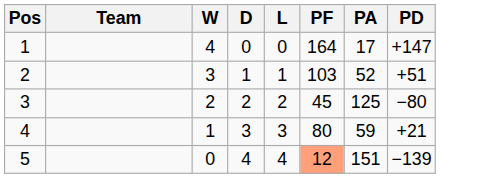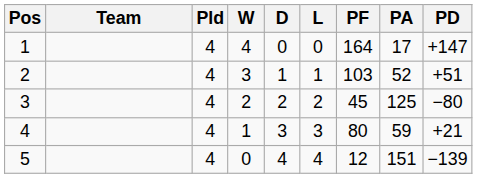+ column: (210, 18)
(322, 159) lightsalmon background -> (358, 159) no background
